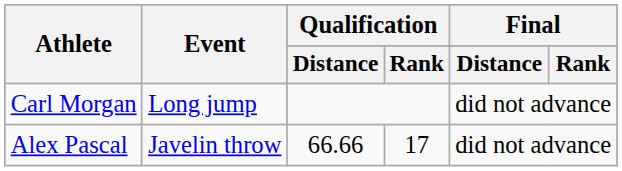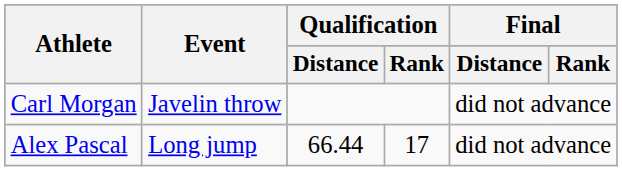(203, 104) Long jump -> (215, 104) Javelin throw
(215, 144) Javelin throw -> (203, 144) Long jump
(336, 144) 66.66 -> (336, 144) 66.44
